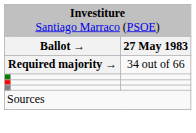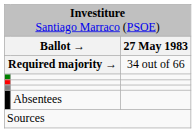+ row: (7, 100)
